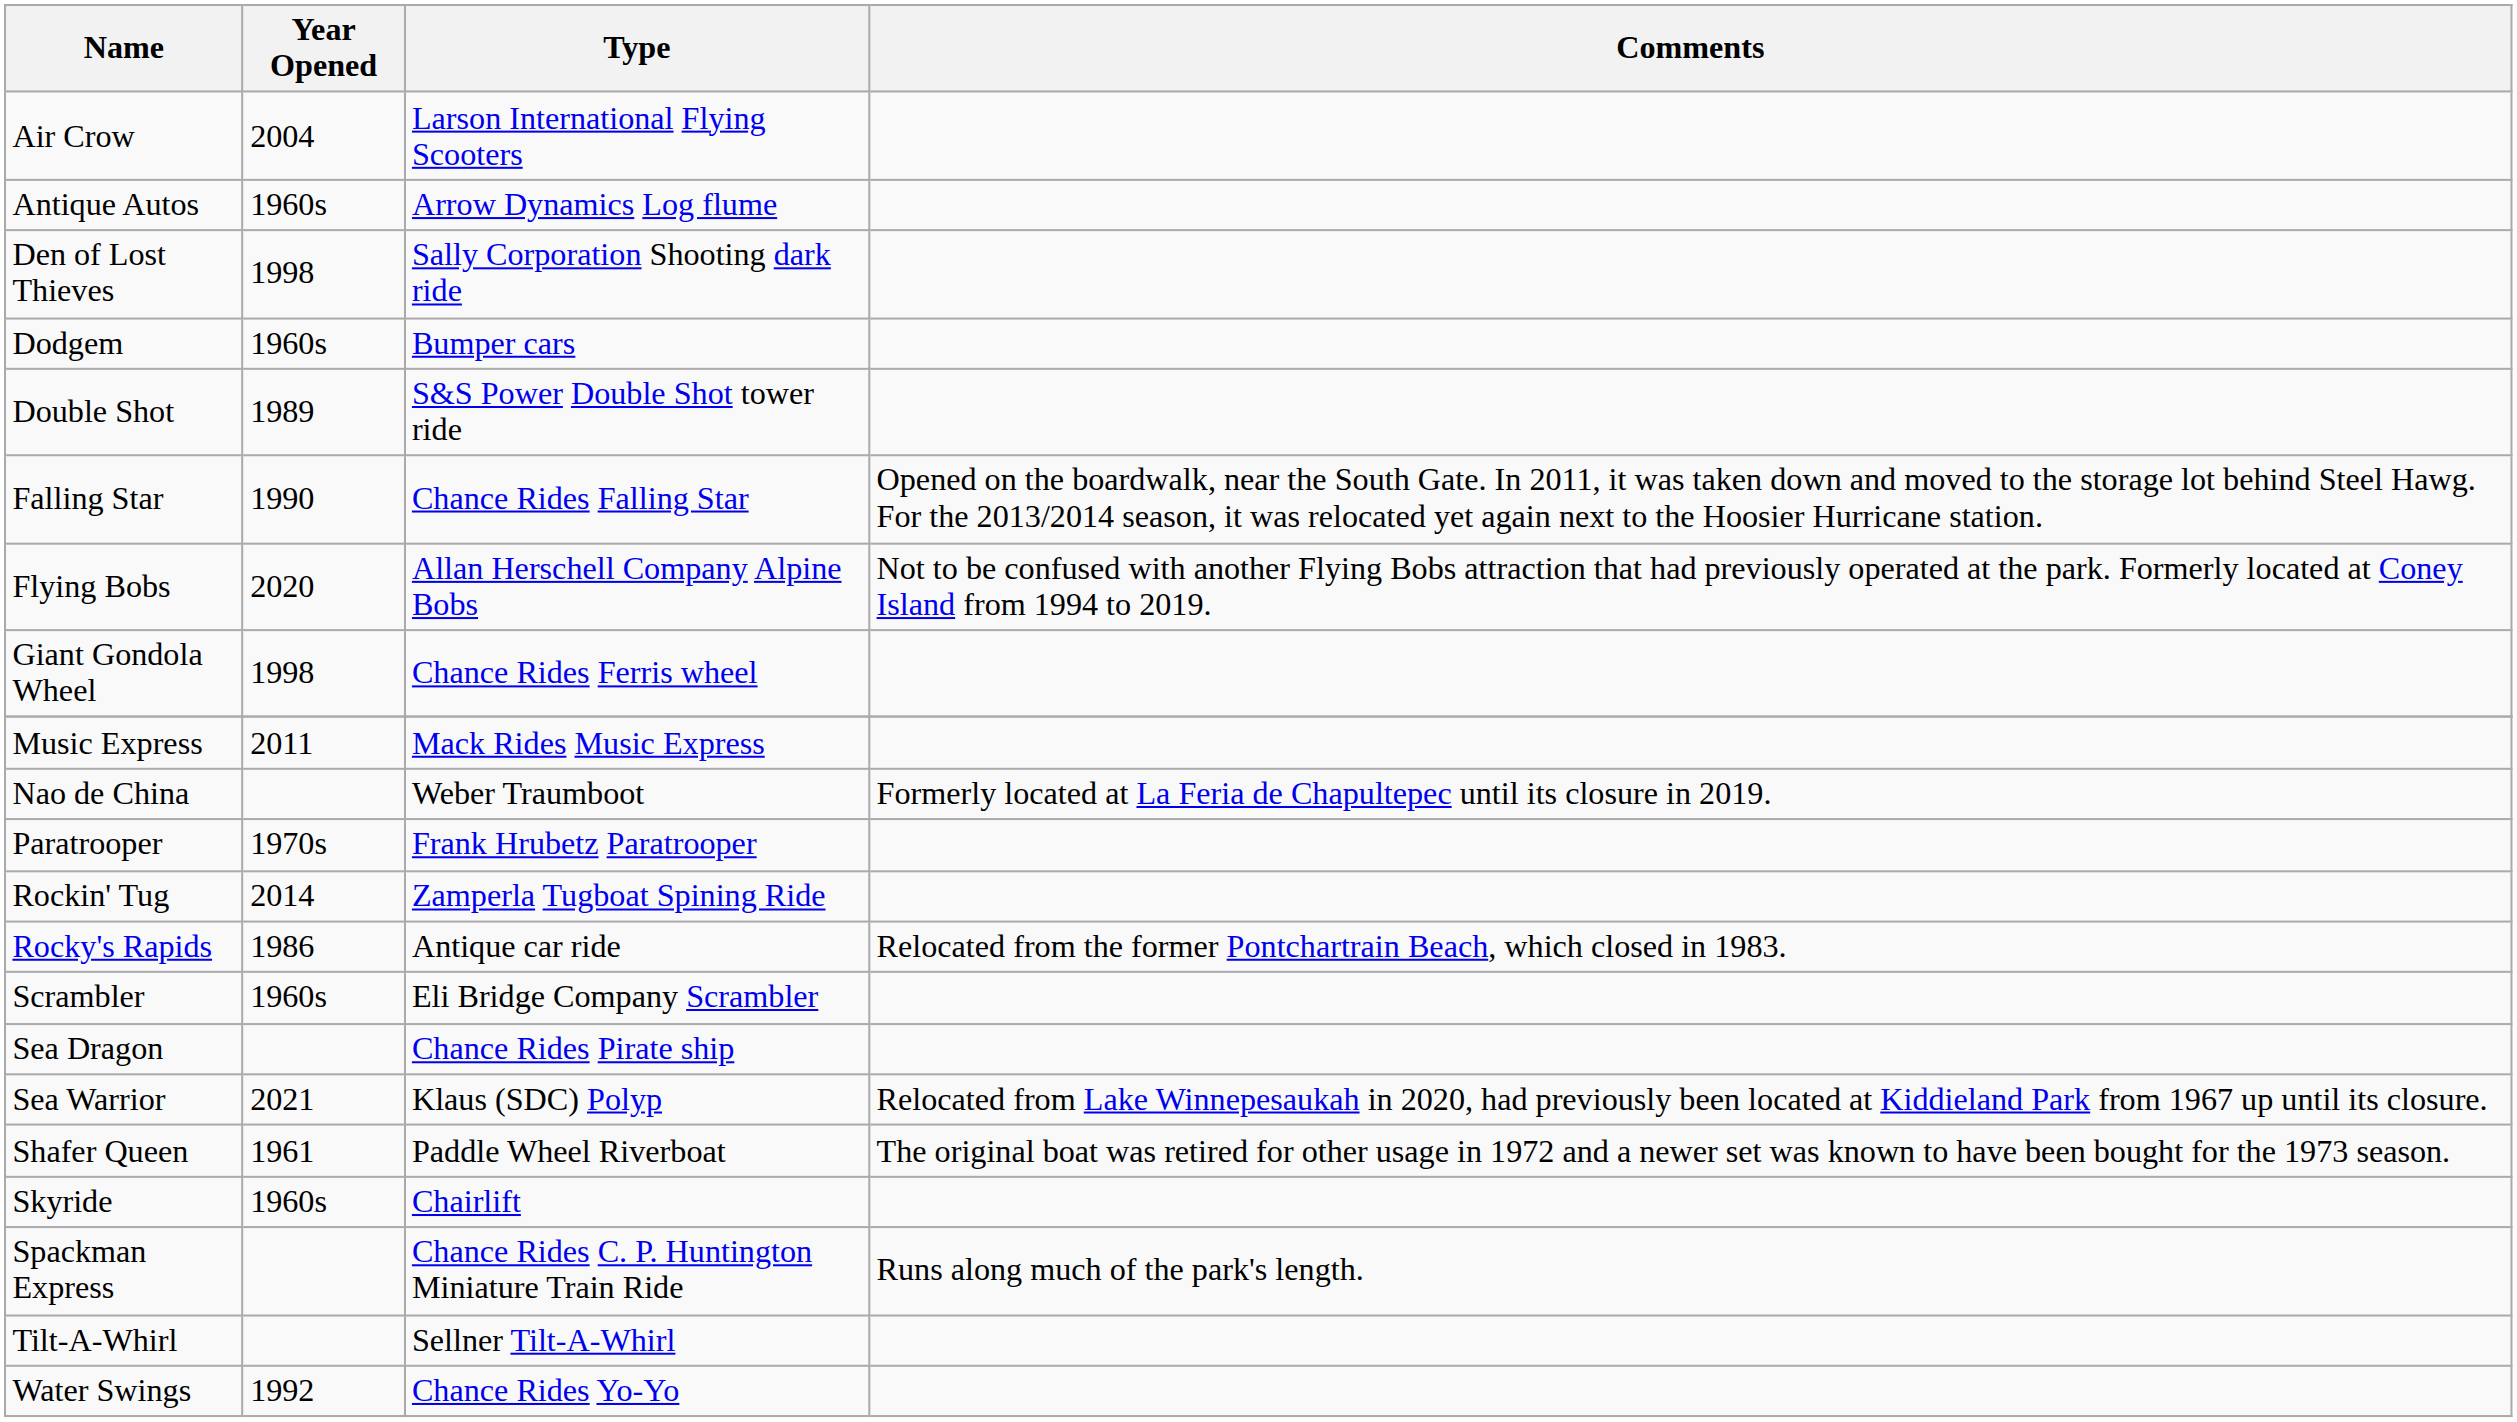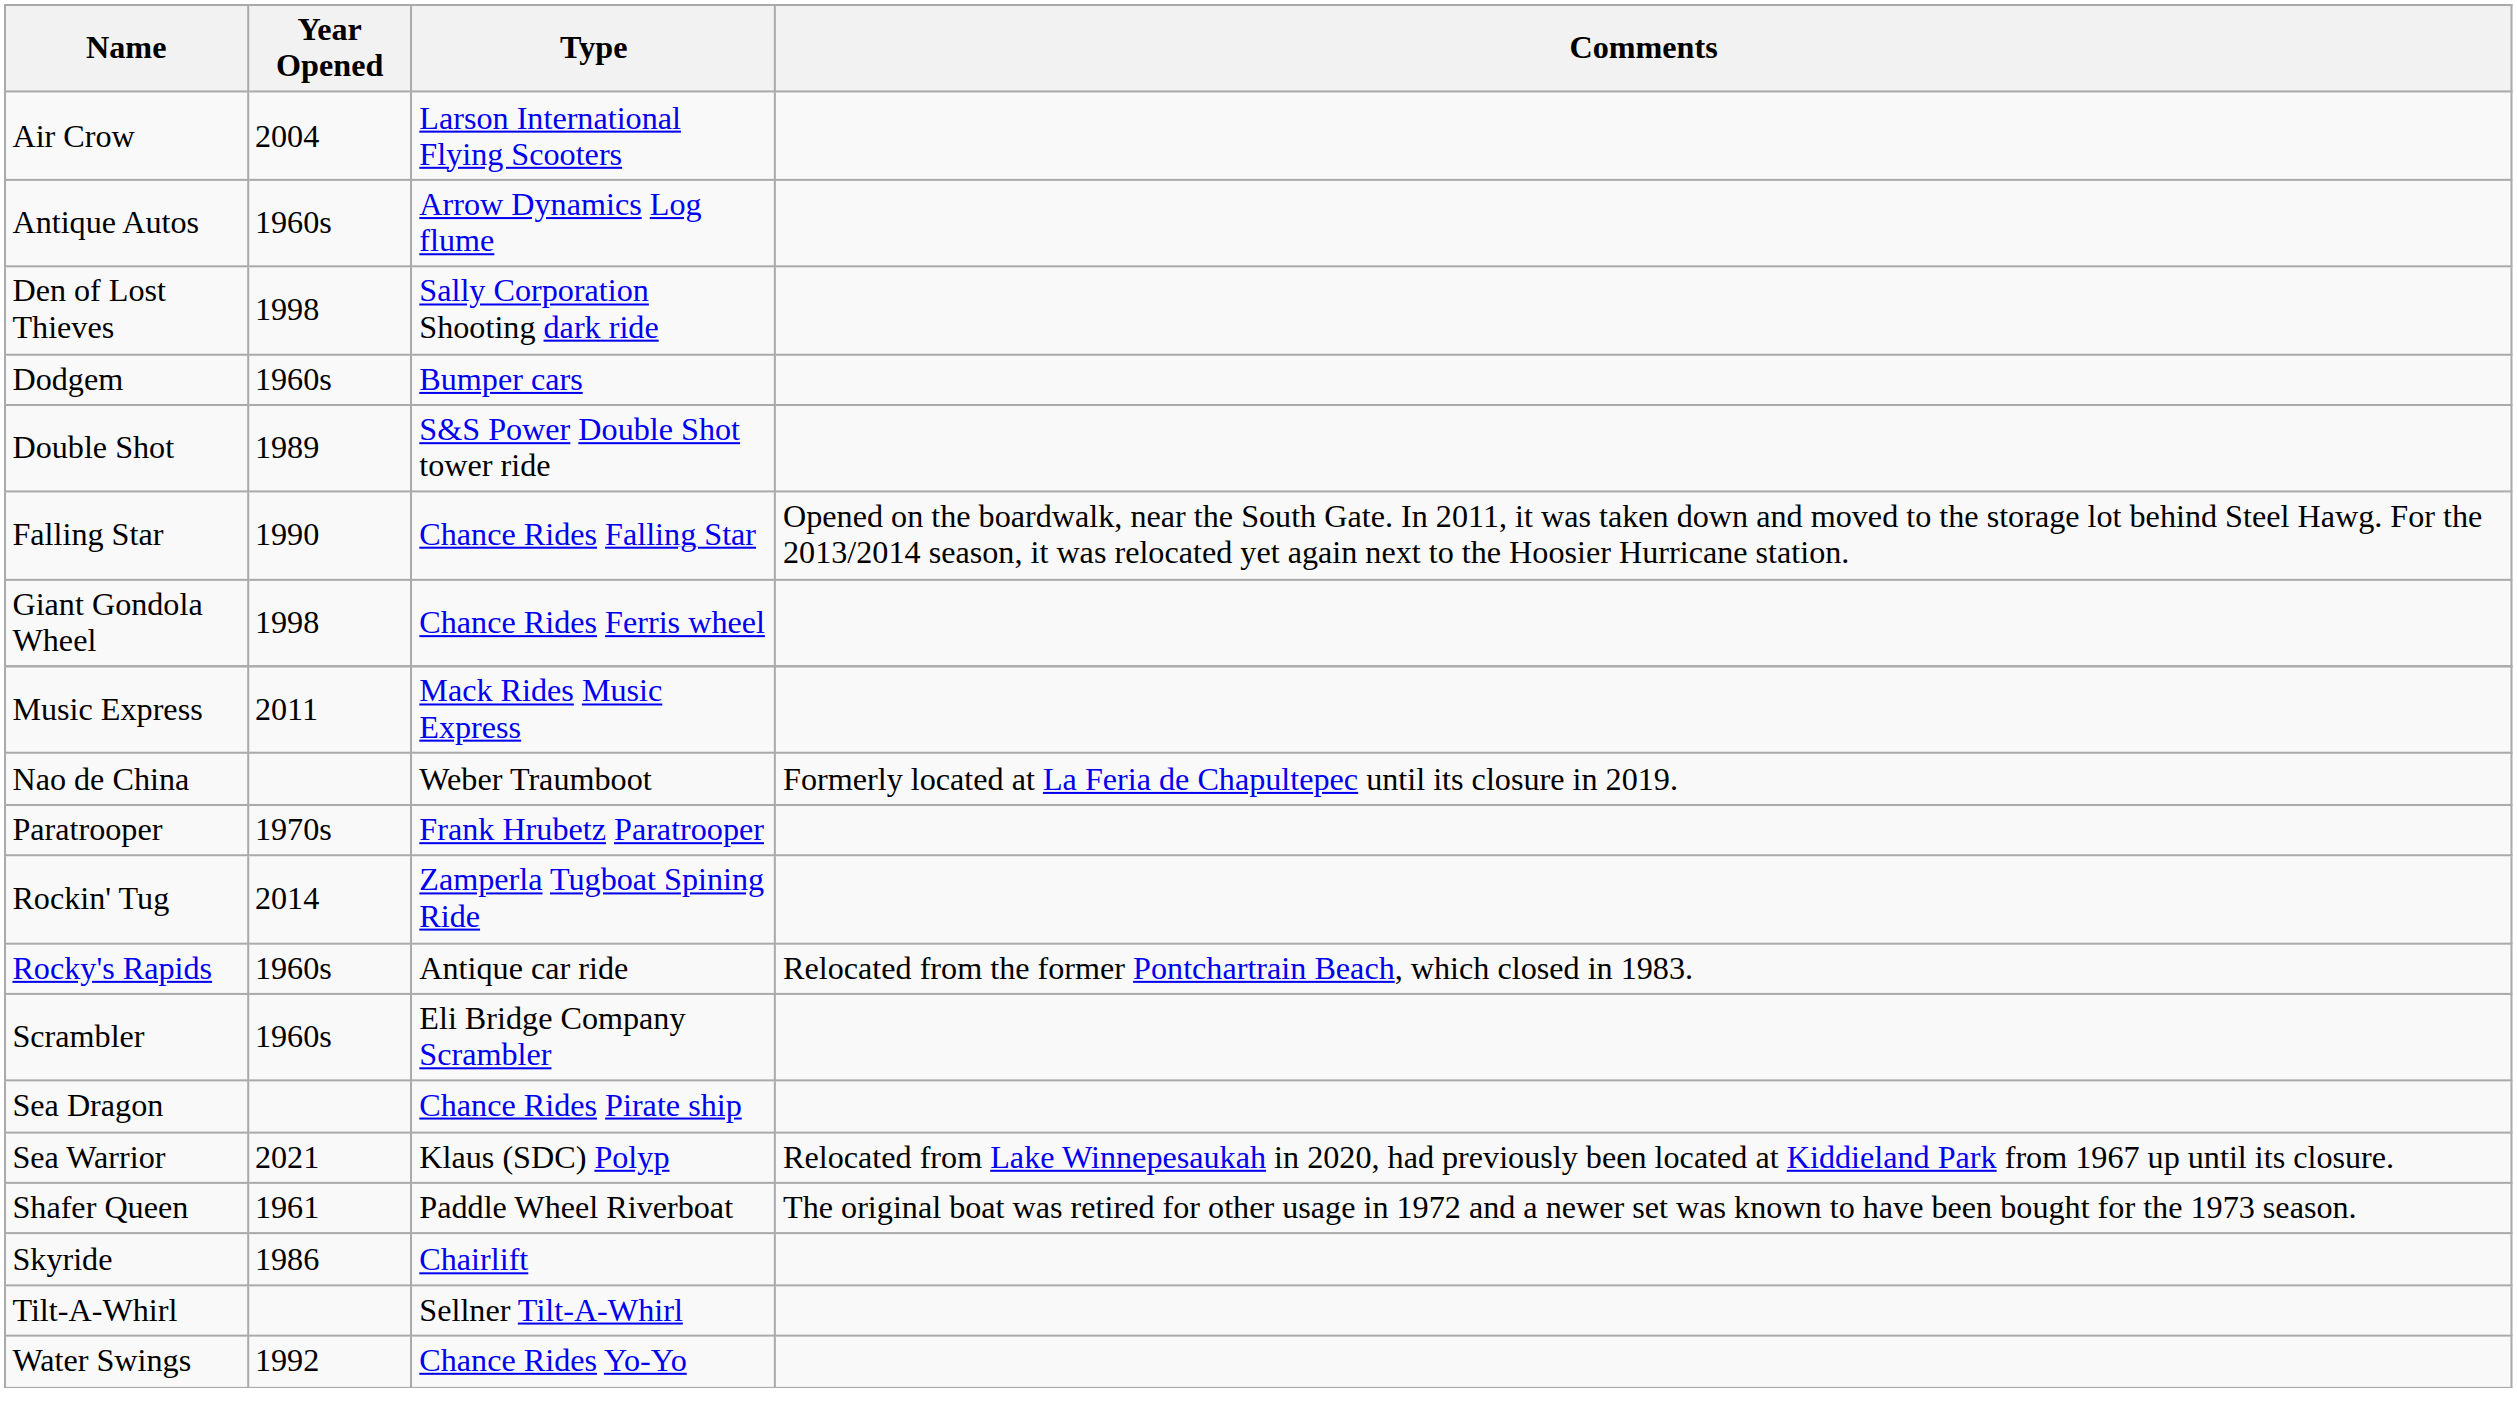- row: (91, 586)
(282, 946) 1986 -> (293, 967) 1960s
(289, 1201) 1960s -> (287, 1258) 1986
- row: (79, 1270)
